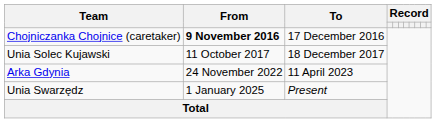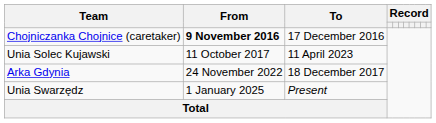(336, 54) 18 December 2017 -> (320, 54) 11 April 2023
(320, 72) 11 April 2023 -> (336, 72) 18 December 2017
